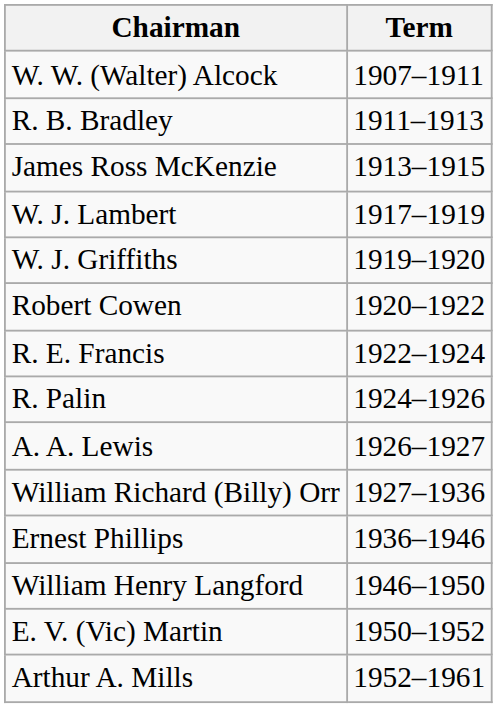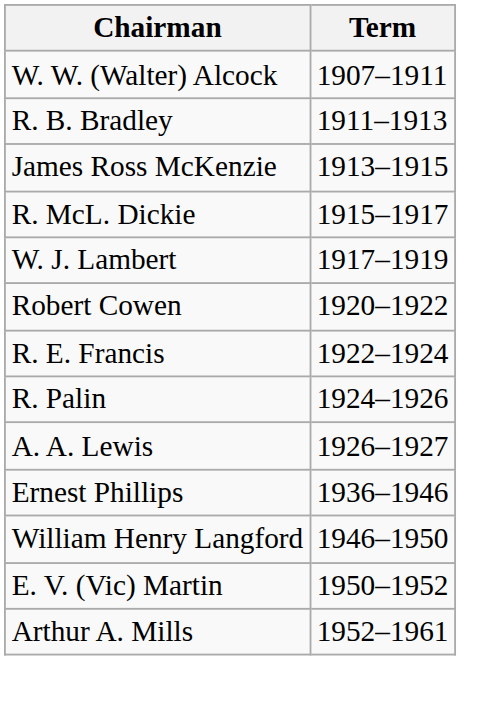+ row: (104, 213)
- row: (95, 259)
- row: (176, 492)
